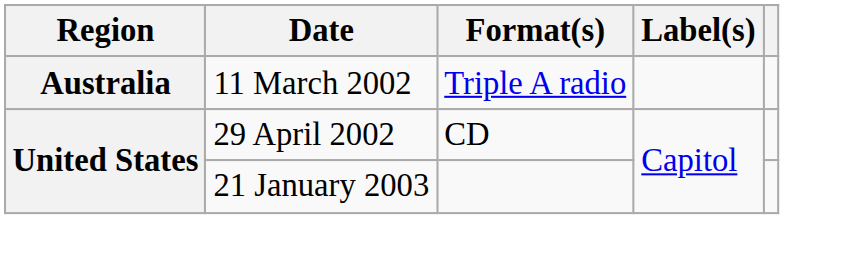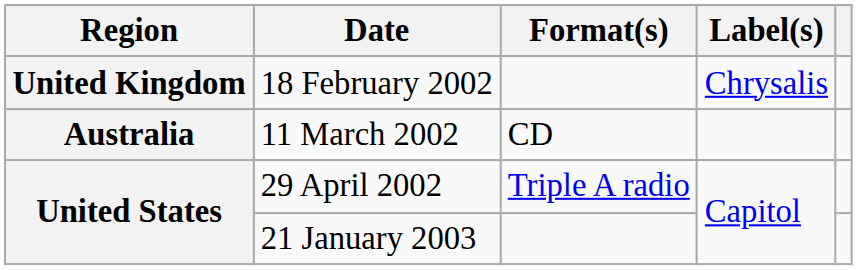+ row: (377, 82)
(535, 82) Triple A radio -> (530, 133) CD
(467, 133) CD -> (599, 185) Triple A radio
